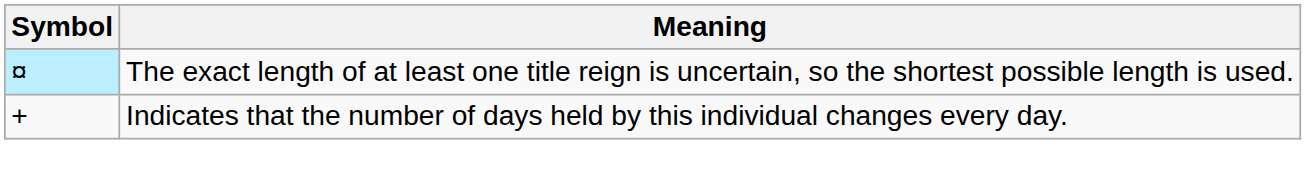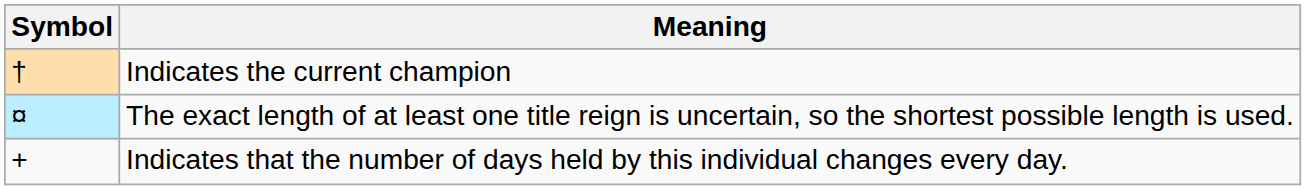+ row: (319, 71)
